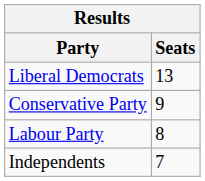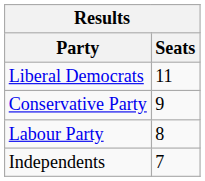(164, 76) 13 -> (164, 76) 11
